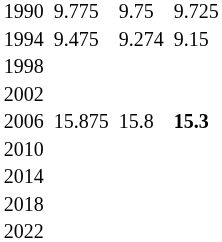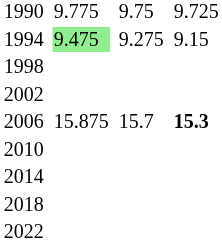(76, 39) no background -> (76, 39) lightgreen background
(141, 39) 9.274 -> (141, 39) 9.275
(136, 121) 15.8 -> (136, 121) 15.7
